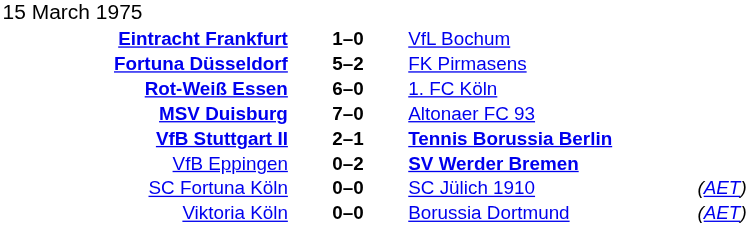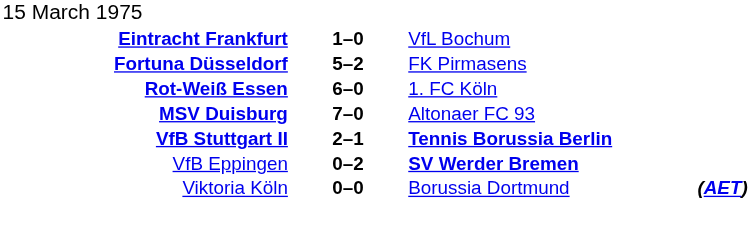- row: (218, 188)
(722, 213) normal -> (723, 188) bold
